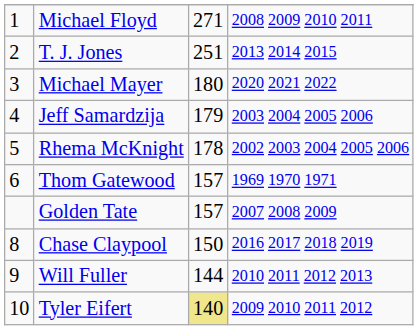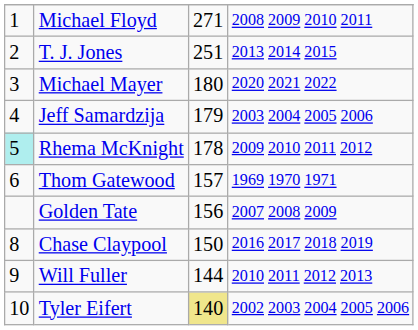(14, 148) no background -> (14, 148) paleturquoise background
(320, 148) 2002 2003 2004 2005 2006 -> (302, 148) 2009 2010 2011 2012
(208, 212) 157 -> (208, 212) 156
(302, 308) 2009 2010 2011 2012 -> (320, 308) 2002 2003 2004 2005 2006
